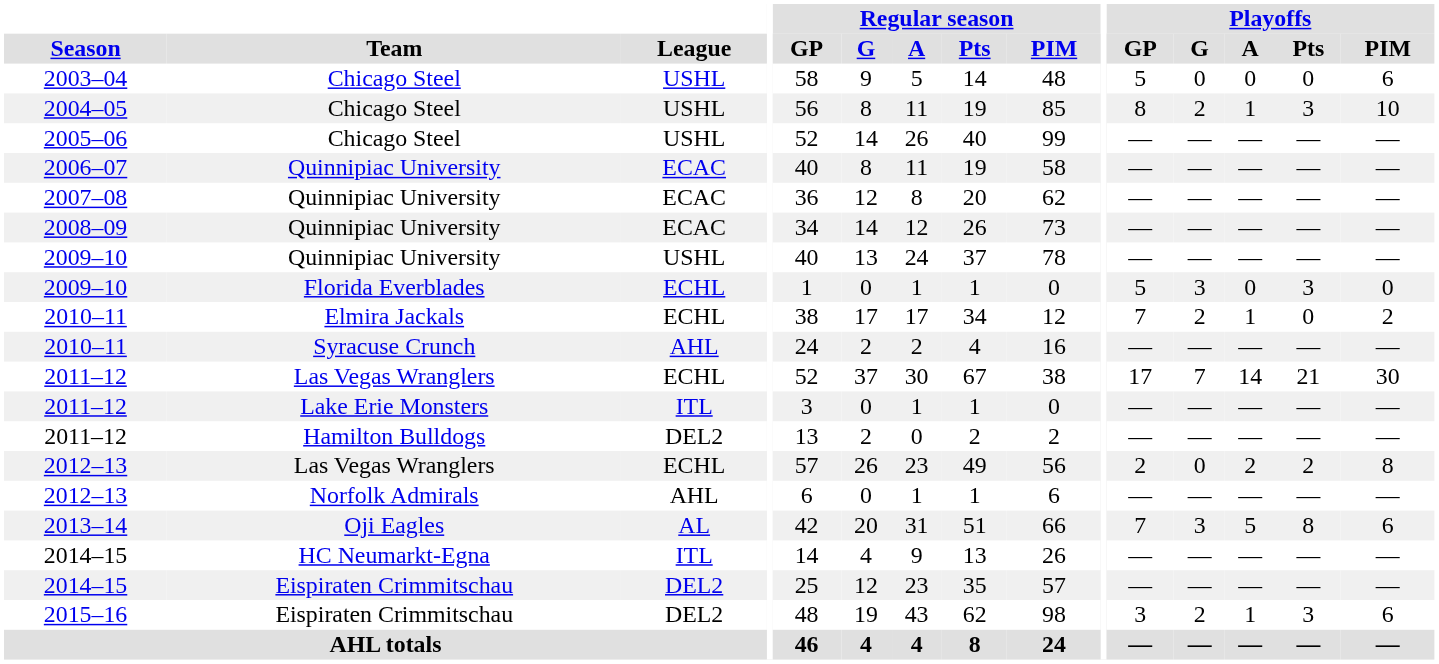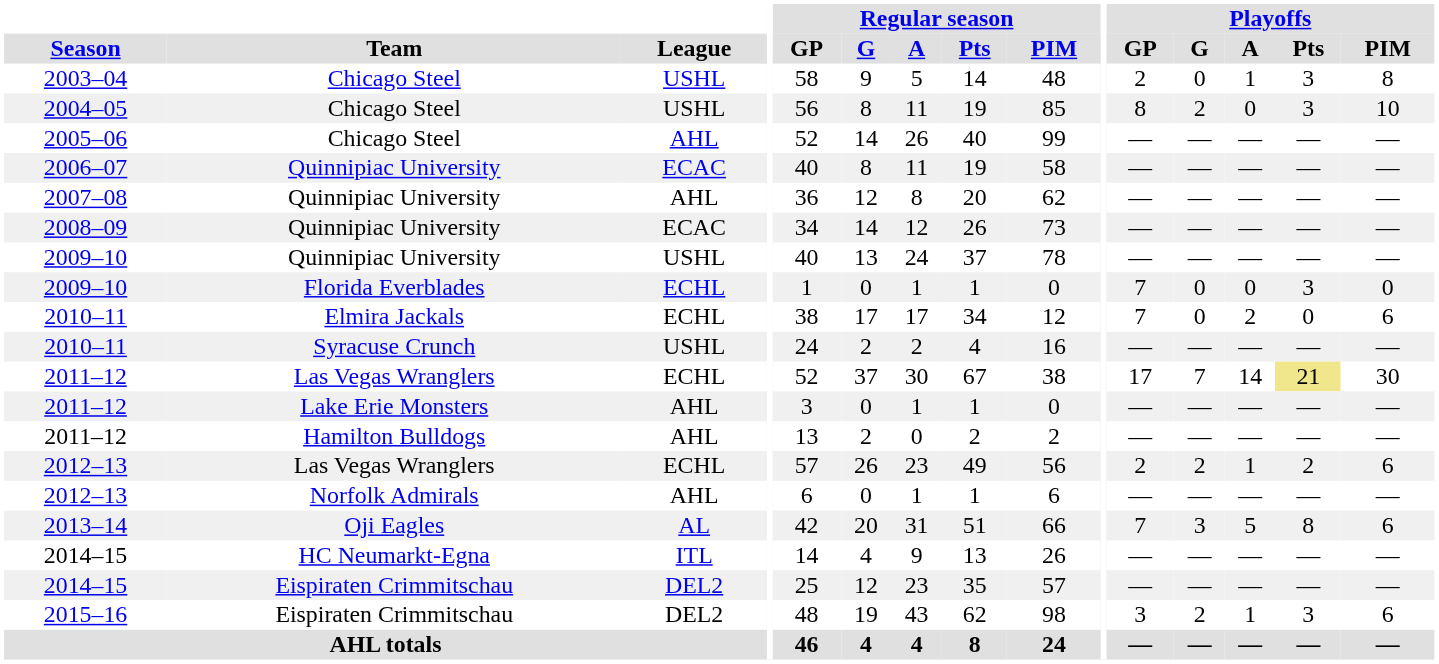(1140, 78) 5 -> (1140, 78) 2
(1250, 78) 0 -> (1250, 78) 1
(1308, 78) 0 -> (1308, 78) 3
(1388, 78) 6 -> (1388, 78) 8
(1250, 108) 1 -> (1250, 108) 0
(694, 137) USHL -> (694, 137) AHL
(694, 197) ECAC -> (694, 197) AHL
(1140, 286) 5 -> (1140, 286) 7
(1200, 286) 3 -> (1200, 286) 0
(1200, 316) 2 -> (1200, 316) 0
(1250, 316) 1 -> (1250, 316) 2
(1388, 316) 2 -> (1388, 316) 6
(694, 346) AHL -> (694, 346) USHL
(1308, 376) no background -> (1308, 376) khaki background
(694, 406) ITL -> (694, 406) AHL
(694, 435) DEL2 -> (694, 435) AHL
(1200, 465) 0 -> (1200, 465) 2
(1250, 465) 2 -> (1250, 465) 1
(1388, 465) 8 -> (1388, 465) 6
